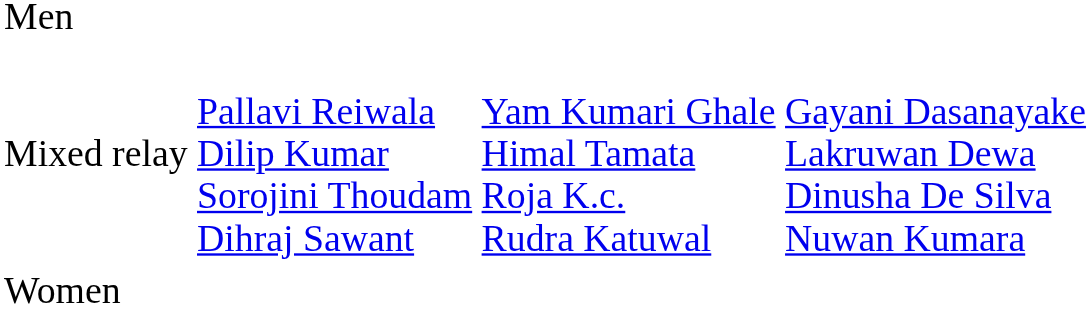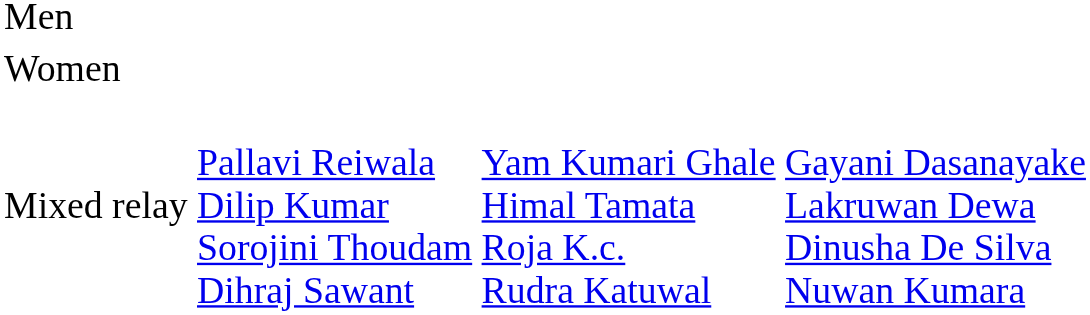rows swapped: (62, 290) <-> (96, 153)
